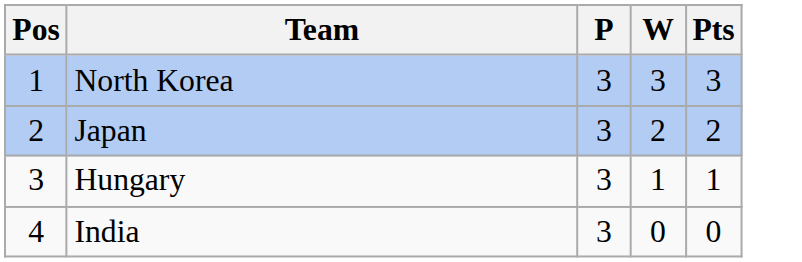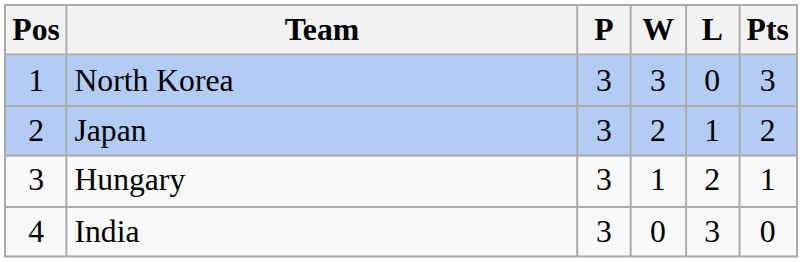+ column: (712, 29)
